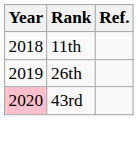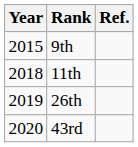+ row: (62, 45)
(26, 100) pink background -> (26, 127) no background
